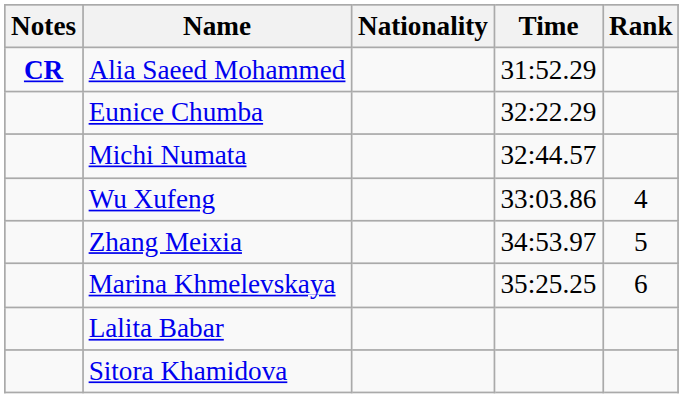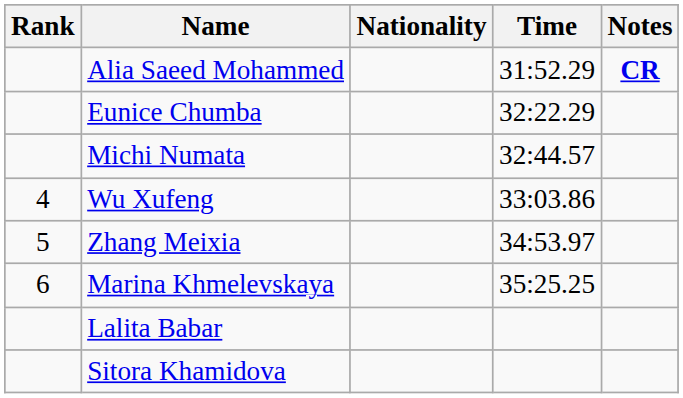columns swapped: (641, 26) <-> (44, 26)
